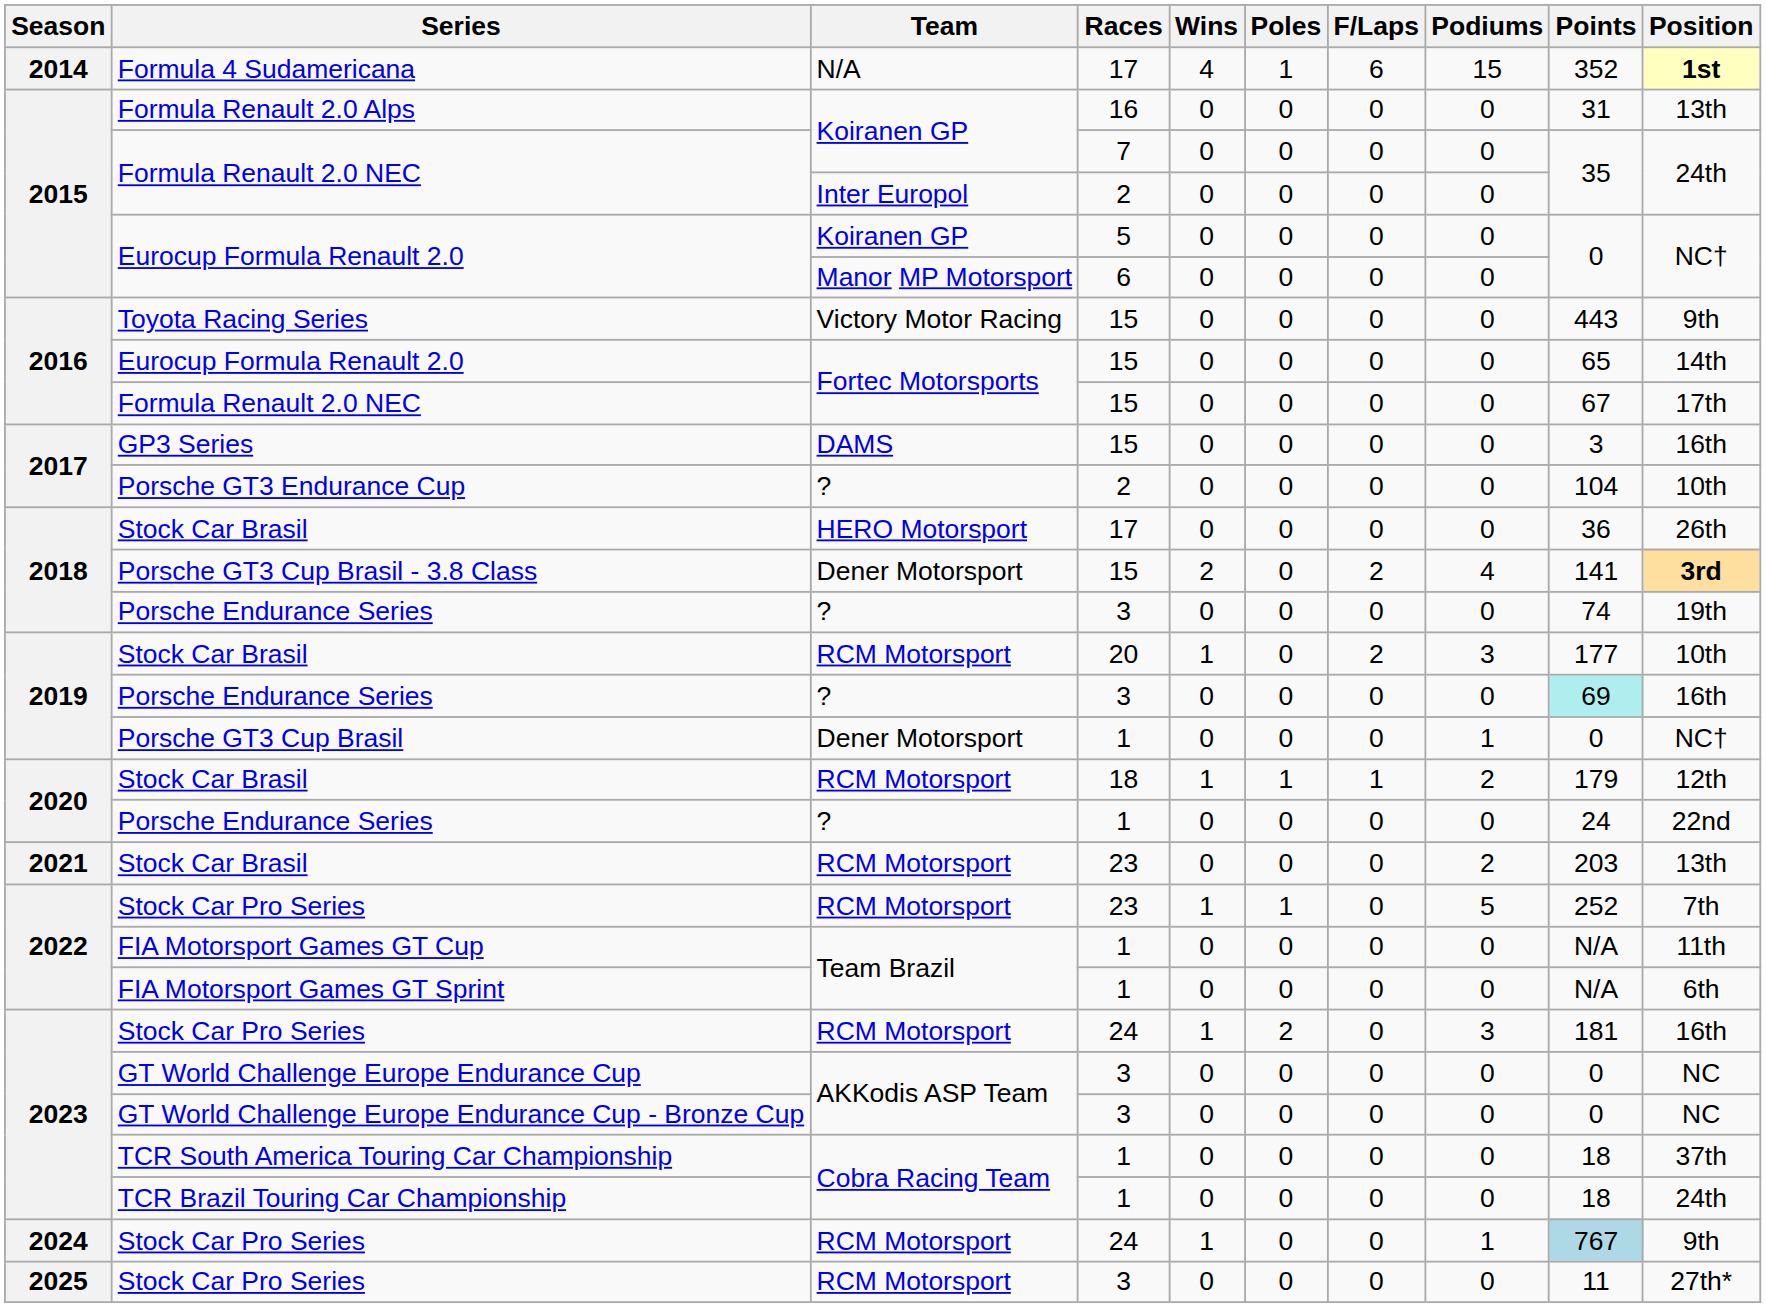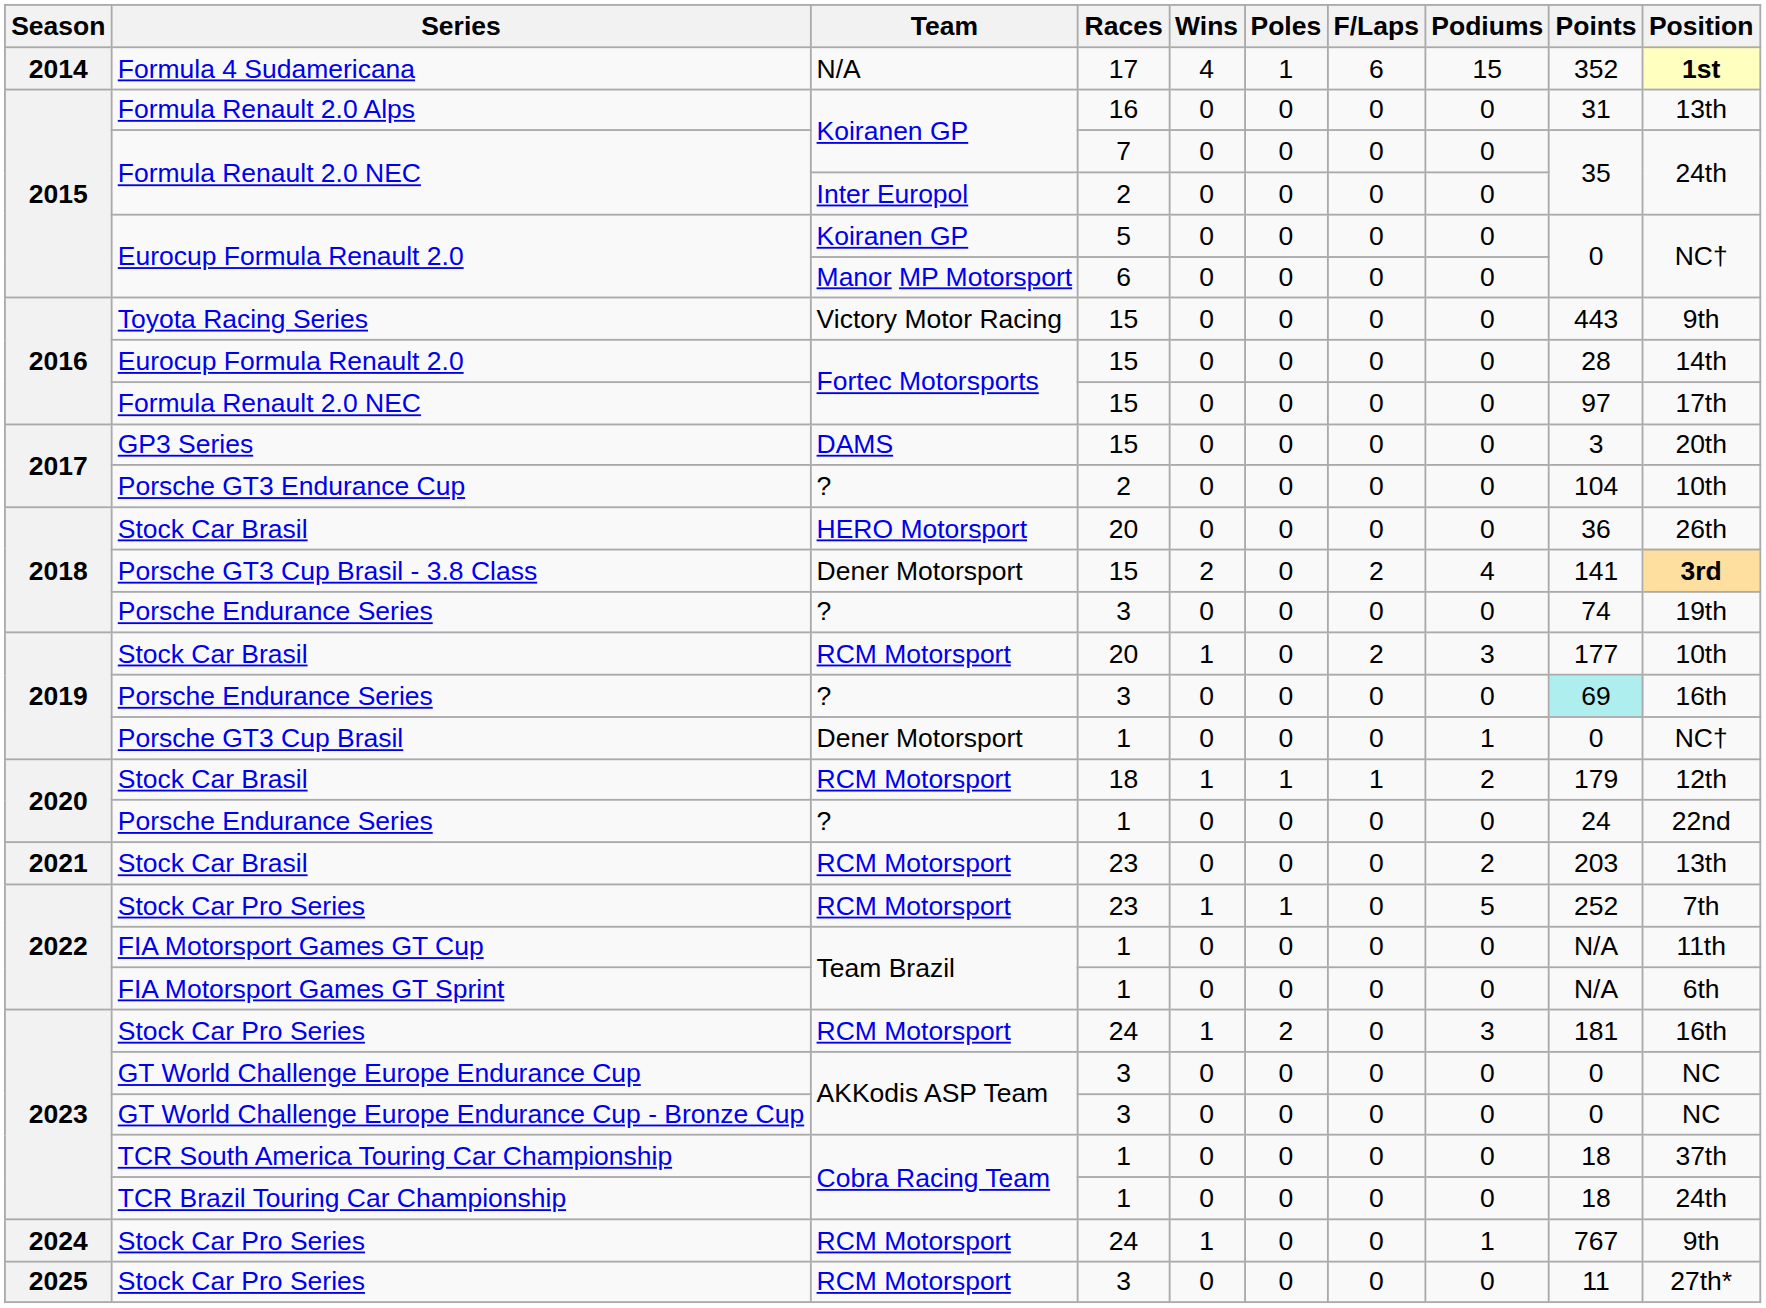(1596, 361) 65 -> (1596, 361) 28
(1596, 403) 67 -> (1596, 403) 97
(1701, 445) 16th -> (1701, 445) 20th
(1124, 529) 17 -> (1124, 529) 20
(1596, 1240) lightblue background -> (1596, 1240) no background
